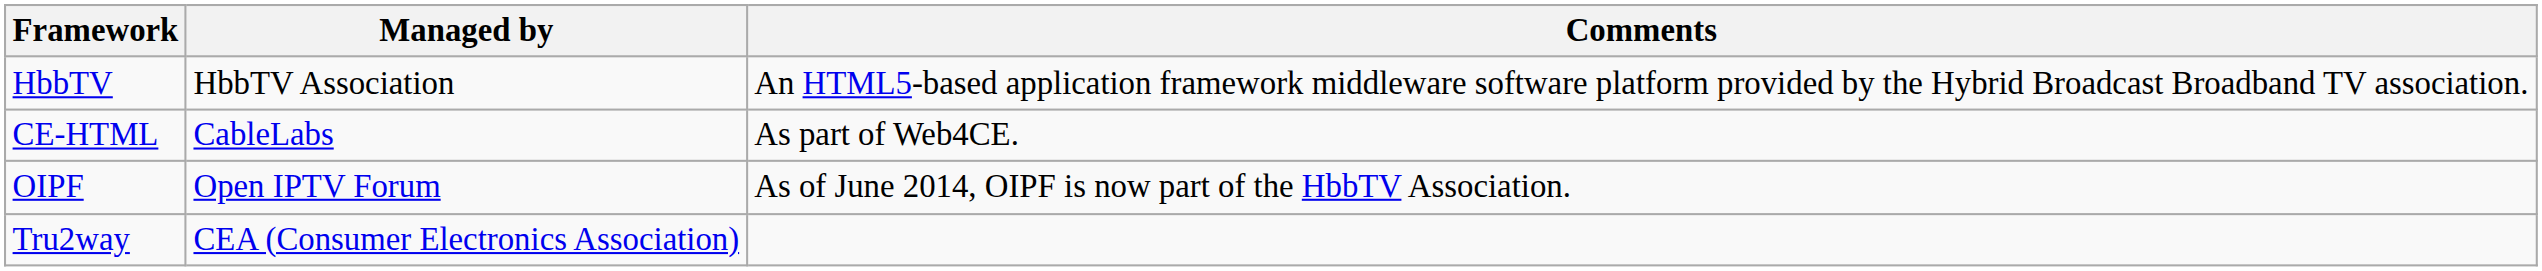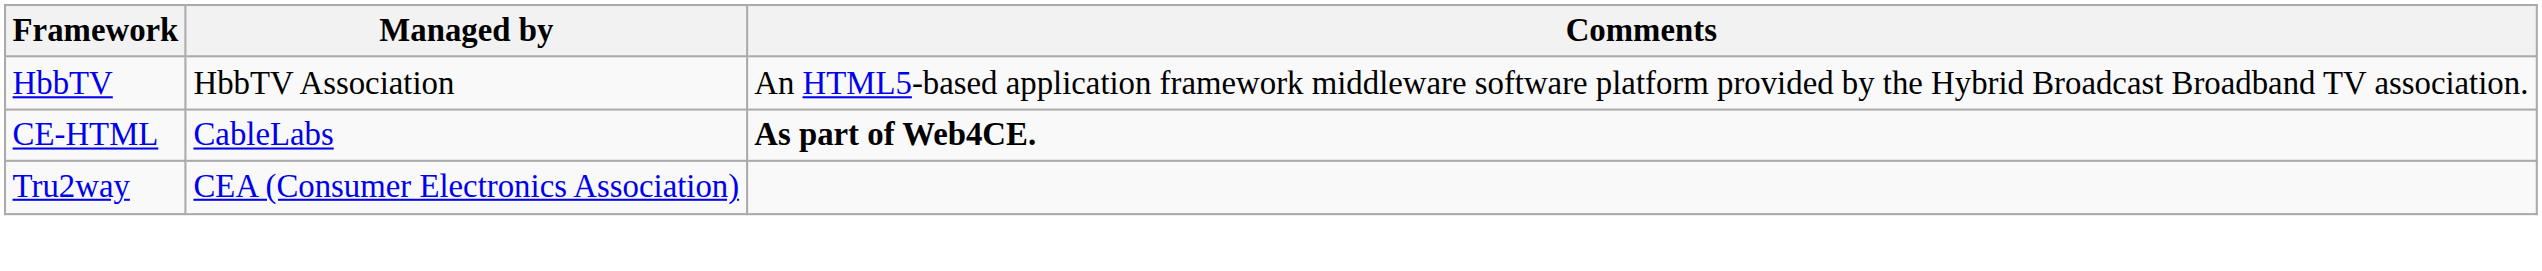(887, 134) normal -> (895, 134) bold
- row: (48, 186)
